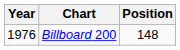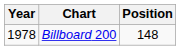(22, 34) 1976 -> (22, 34) 1978
